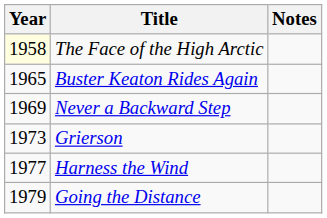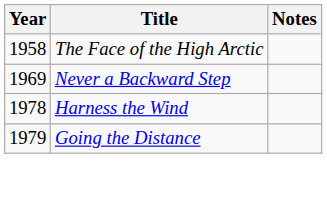(28, 49) lightyellow background -> (28, 49) no background
- row: (156, 78)
- row: (89, 138)
(28, 167) 1977 -> (28, 108) 1978
